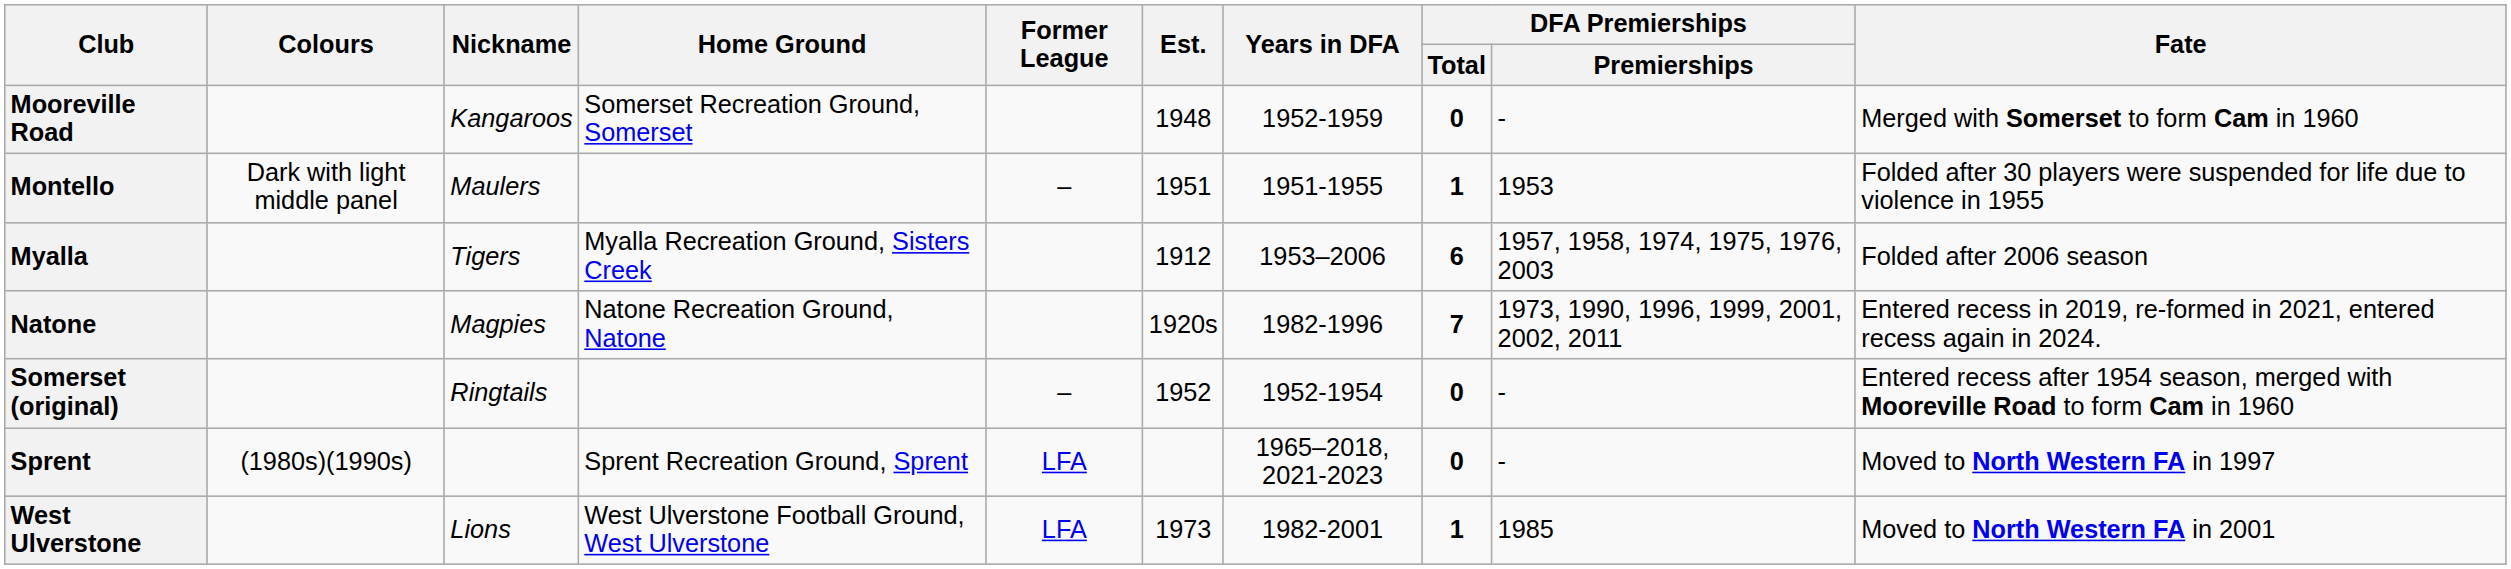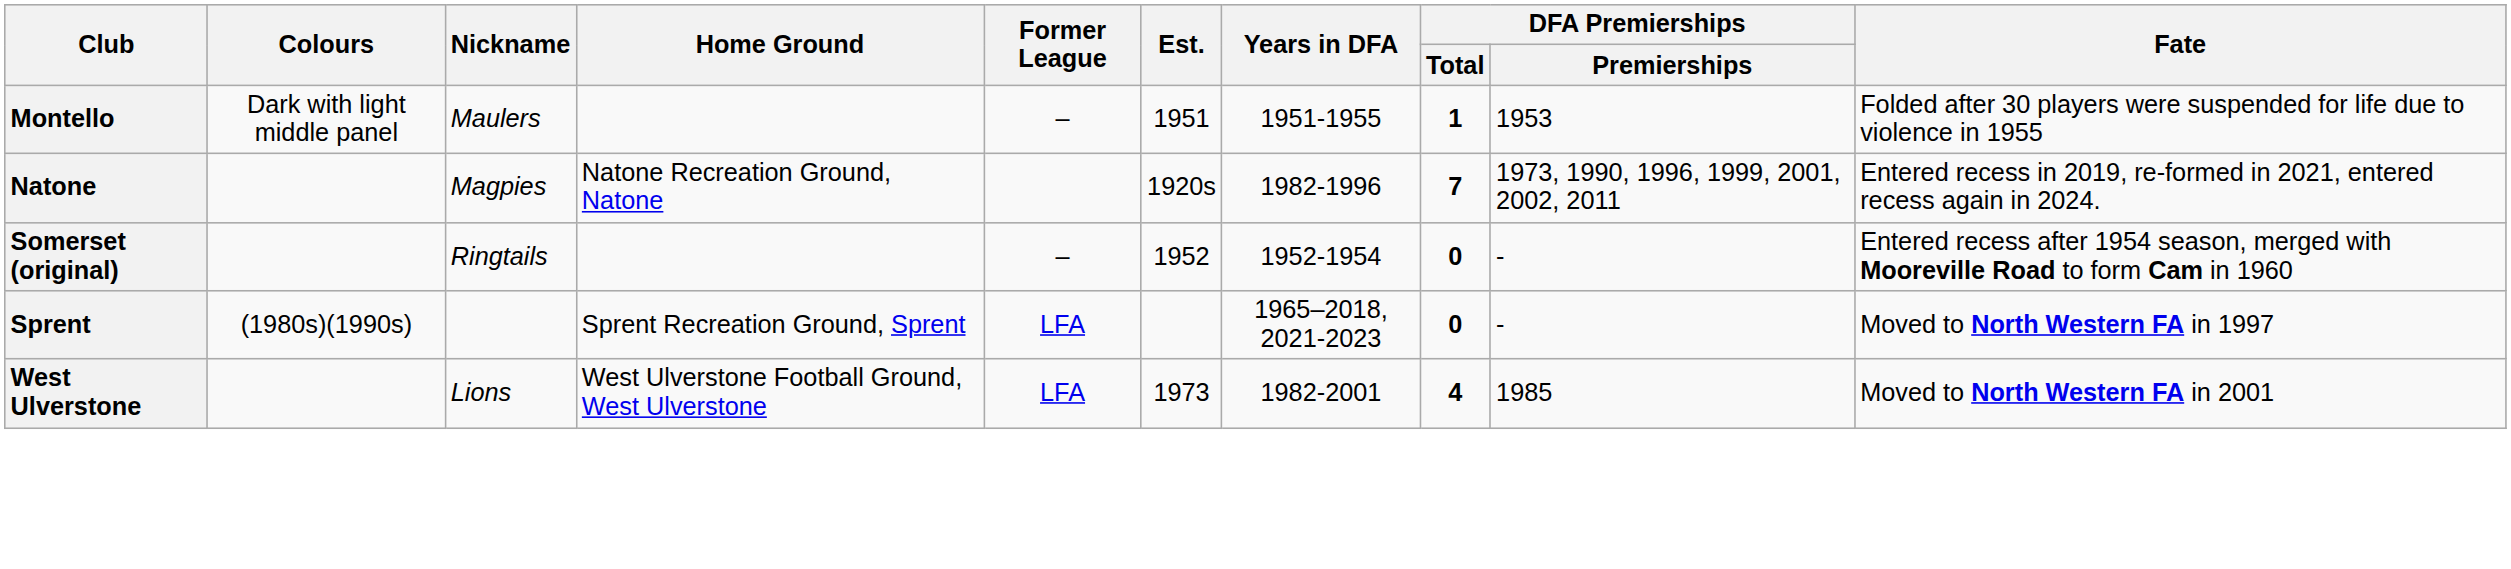- row: (73, 118)
- row: (49, 256)
(1457, 530) 1 -> (1455, 393) 4
